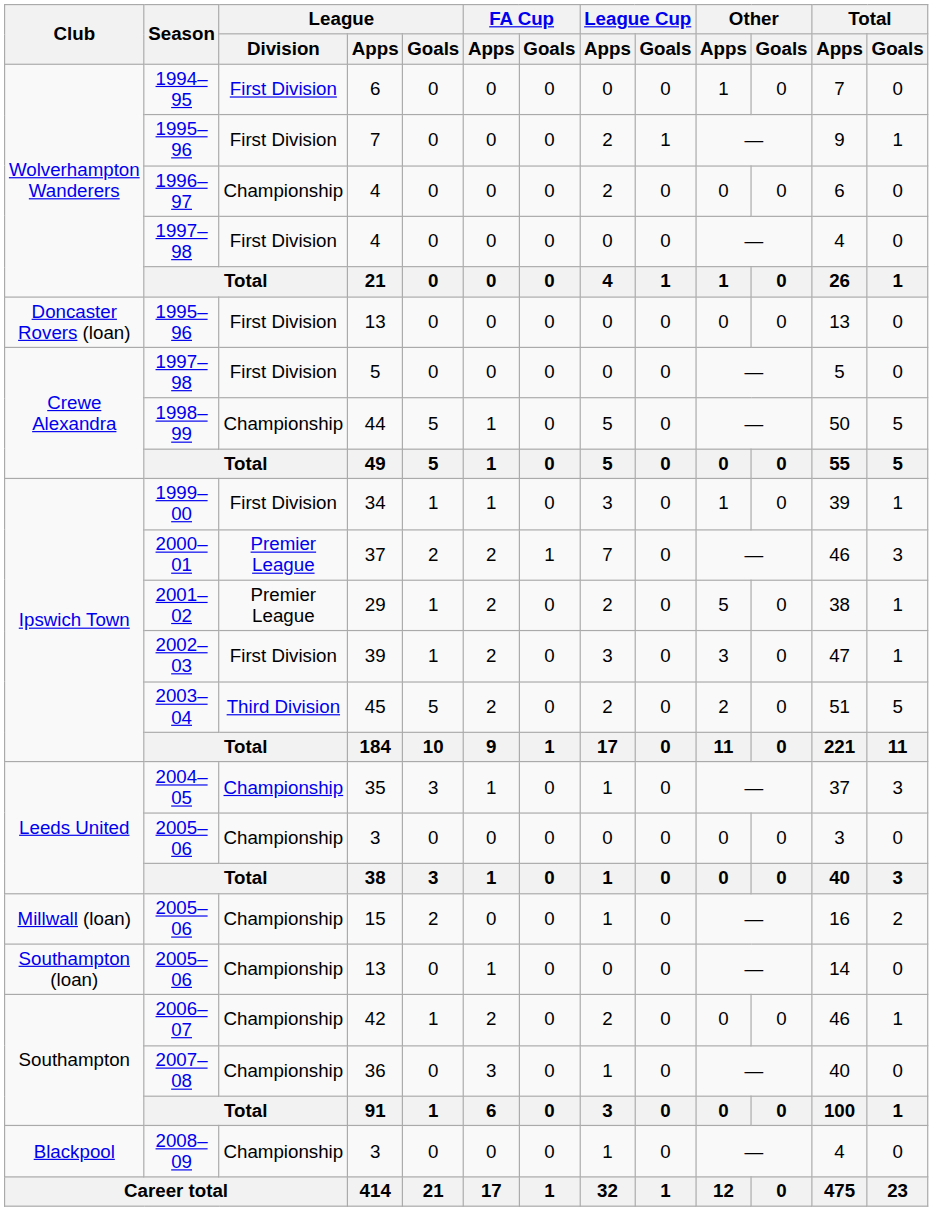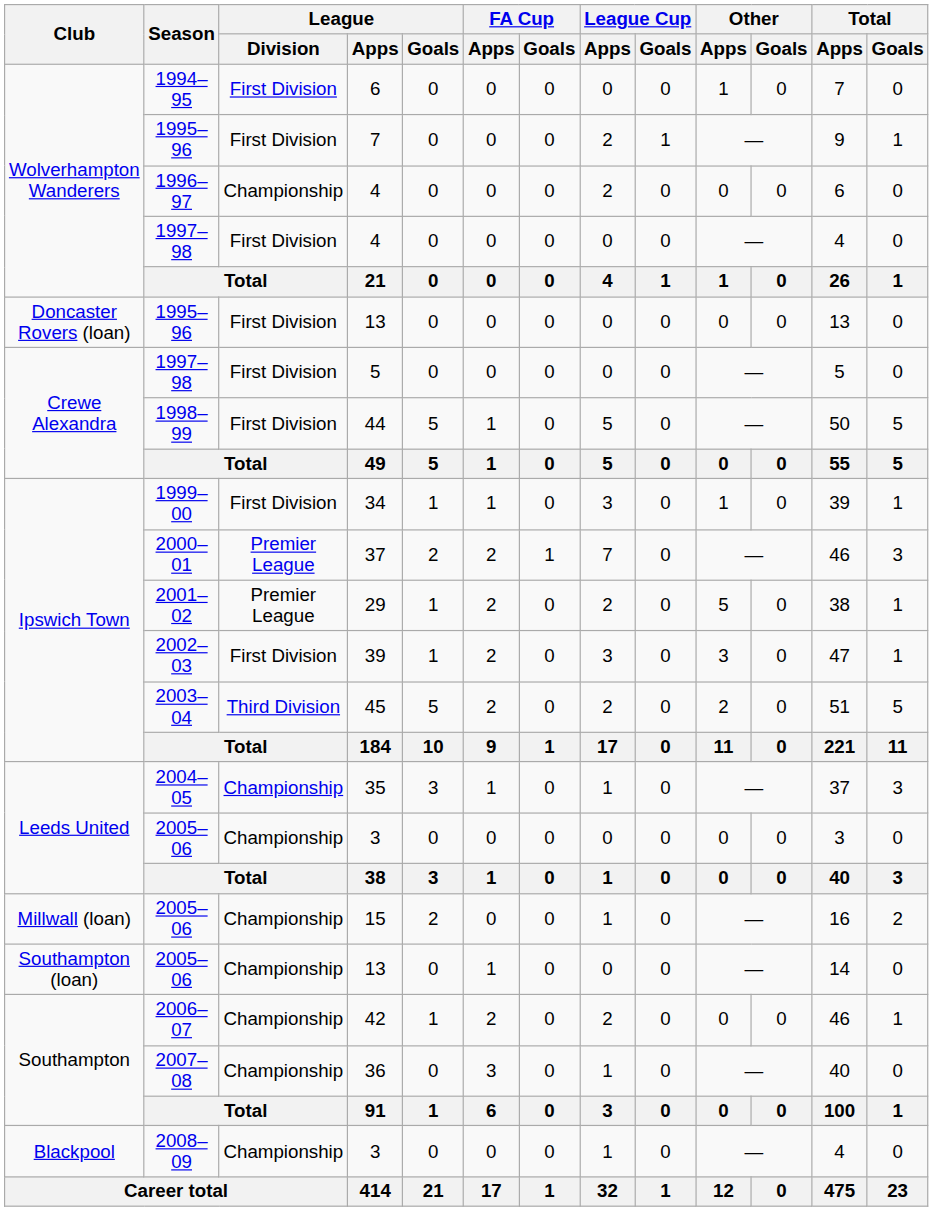(283, 423) Championship -> (283, 423) First Division
